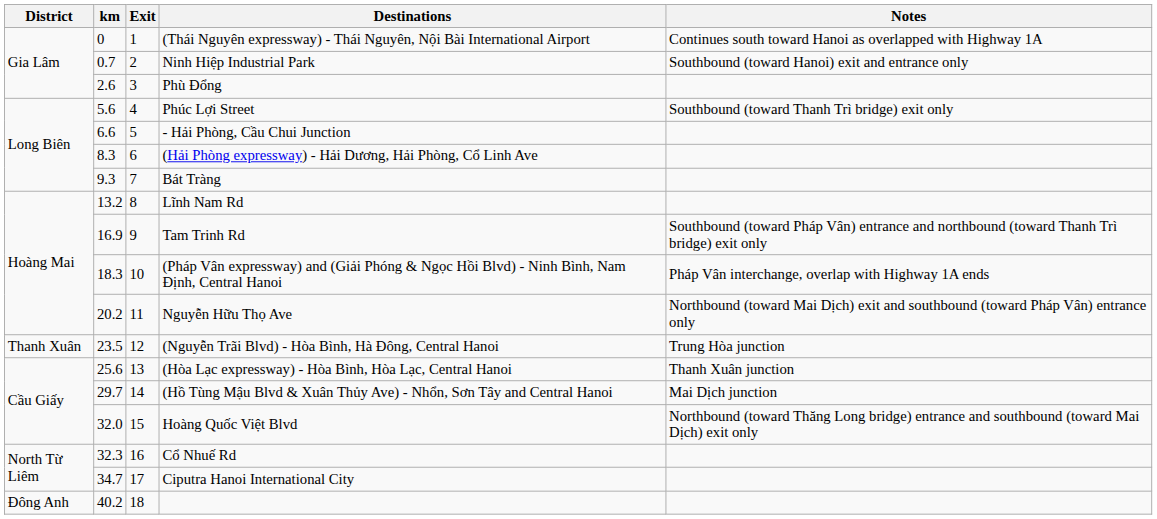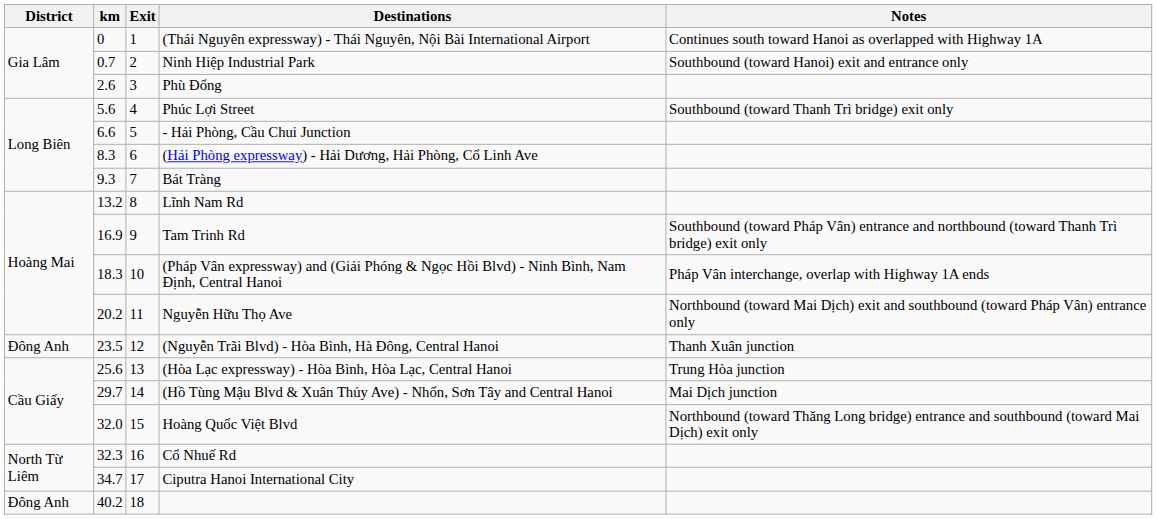(44, 345) Thanh Xuân -> (38, 345) Đông Anh
(727, 345) Trung Hòa junction -> (732, 345) Thanh Xuân junction
(732, 369) Thanh Xuân junction -> (727, 369) Trung Hòa junction
